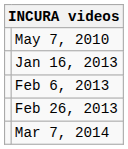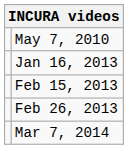- row: (62, 86)
+ row: (66, 86)
